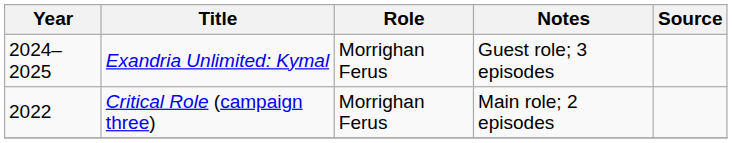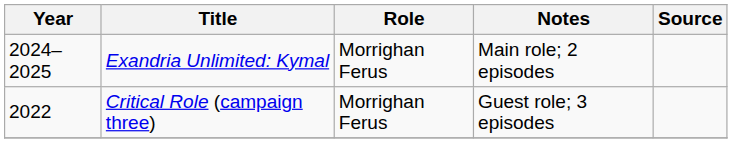(533, 60) Guest role; 3 episodes -> (528, 60) Main role; 2 episodes
(528, 112) Main role; 2 episodes -> (533, 112) Guest role; 3 episodes
